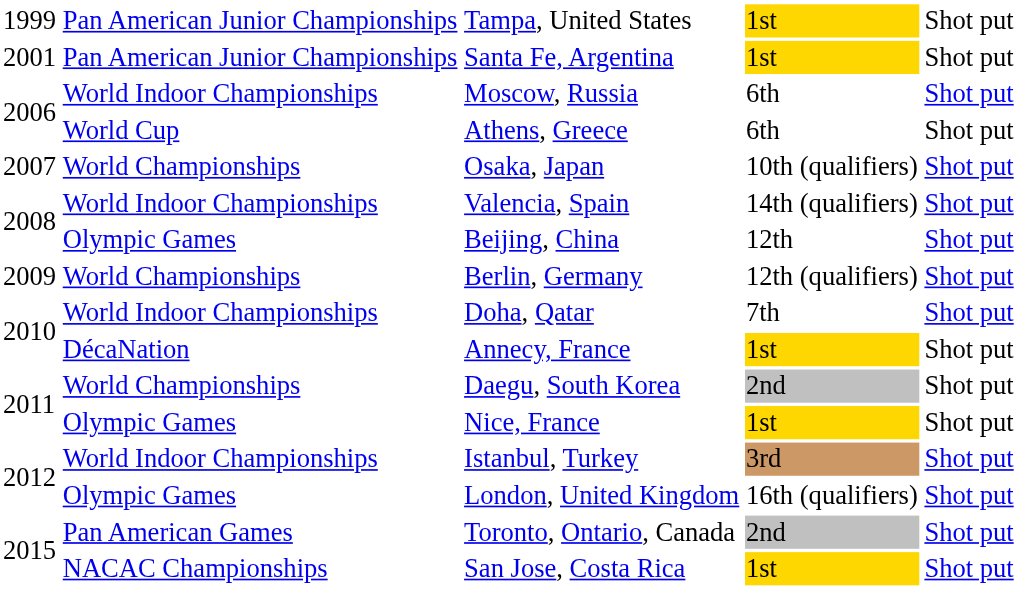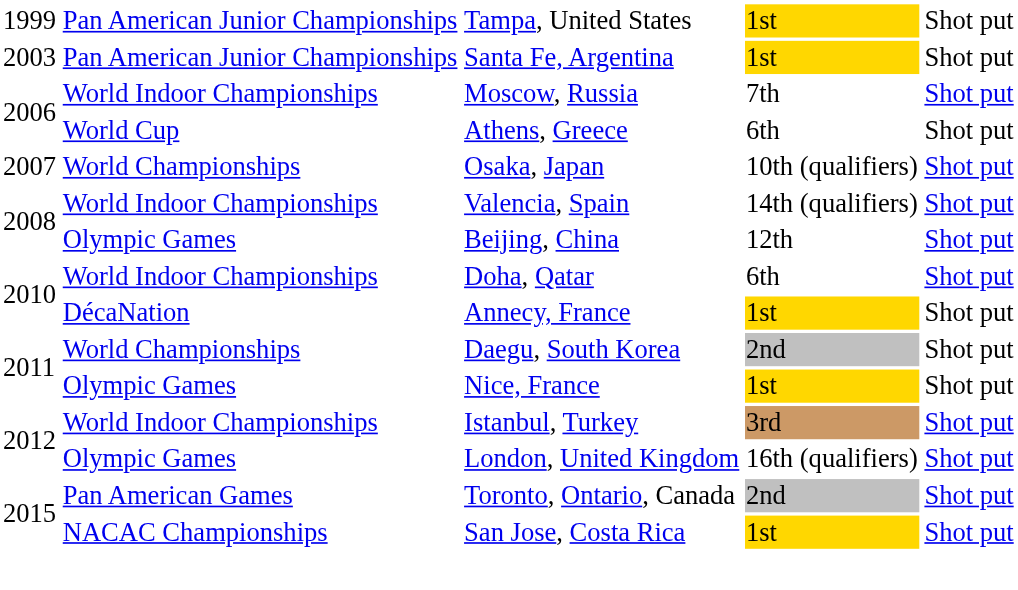(30, 57) 2001 -> (30, 57) 2003
(763, 93) 6th -> (763, 93) 7th
- row: (553, 276)
(763, 312) 7th -> (763, 276) 6th
